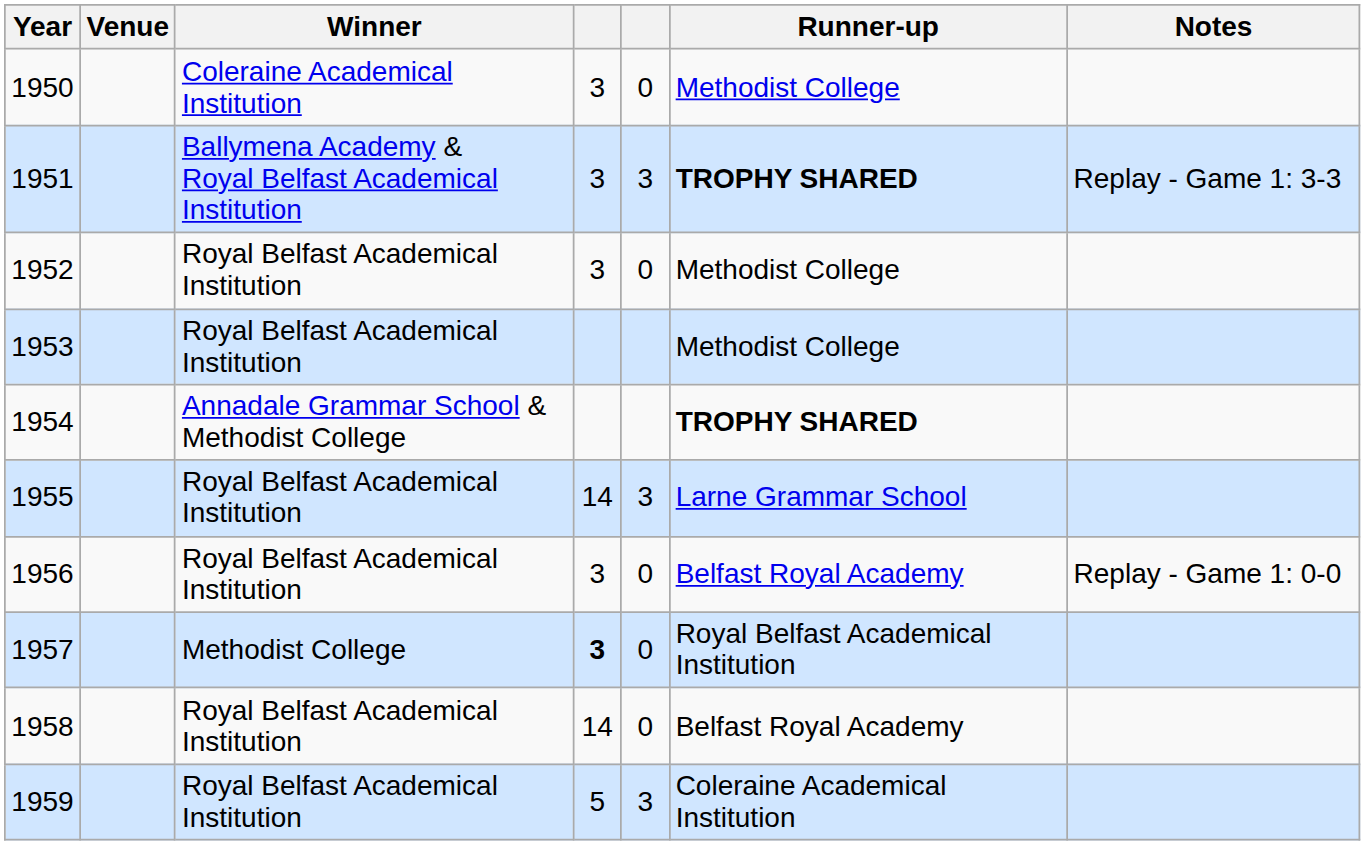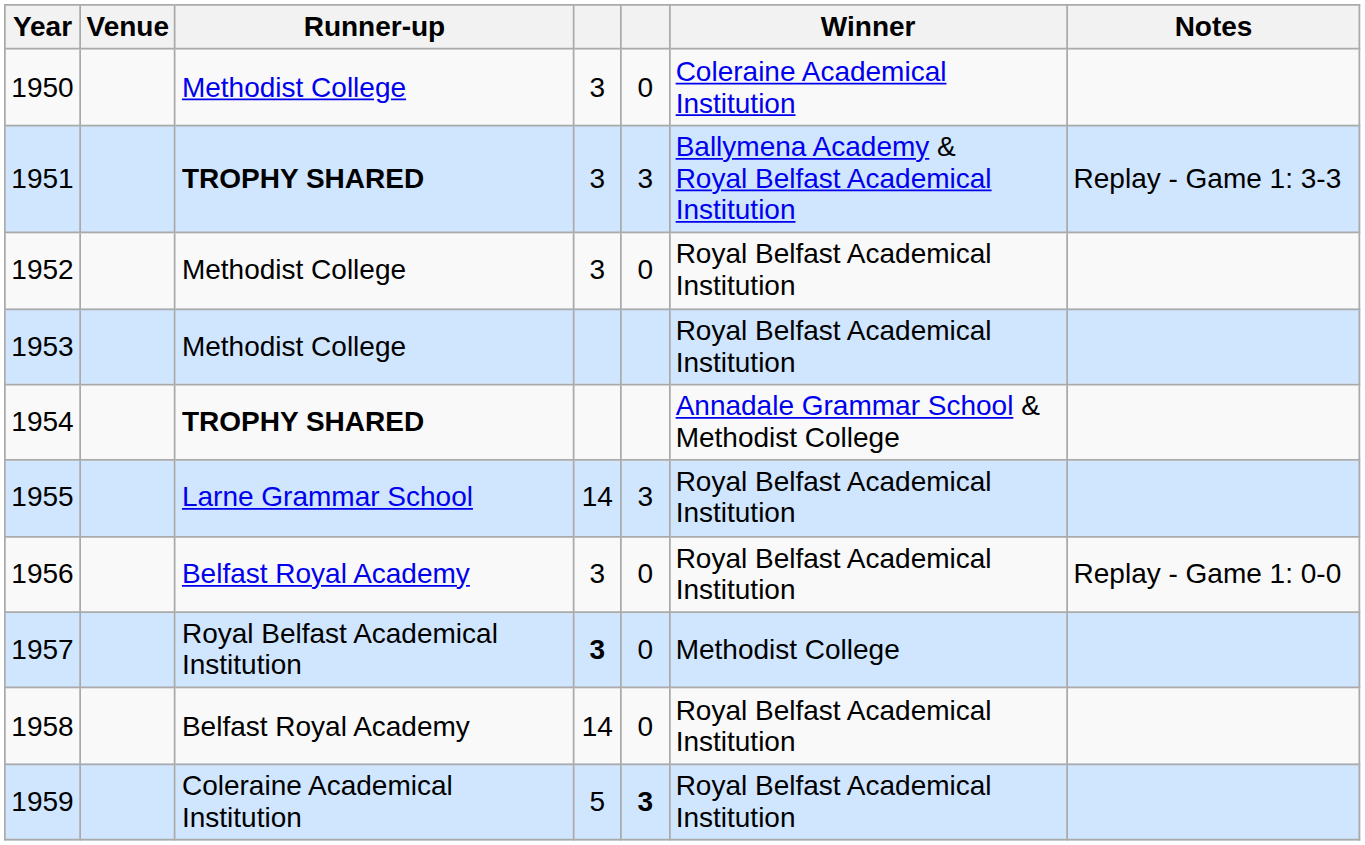columns swapped: (374, 26) <-> (868, 26)
(645, 801) normal -> (645, 801) bold
